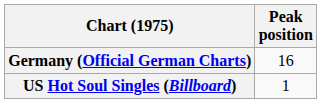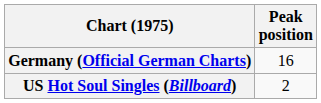(286, 85) 1 -> (286, 85) 2
